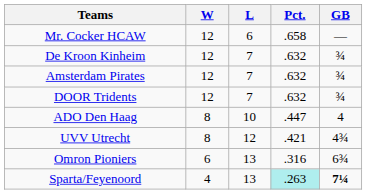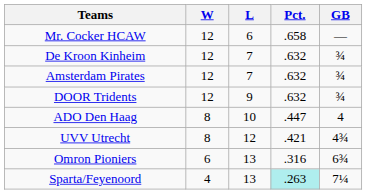(250, 96) 7 -> (250, 96) 9
(340, 179) bold -> (340, 179) normal
